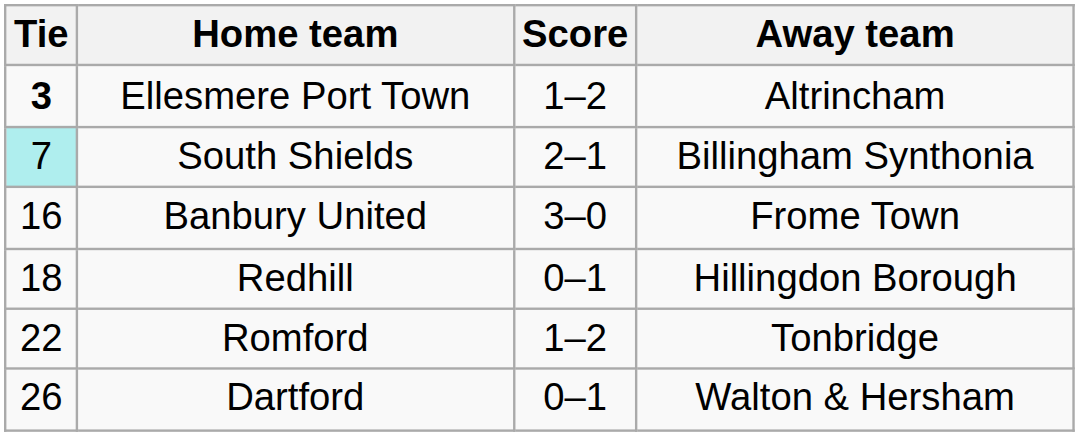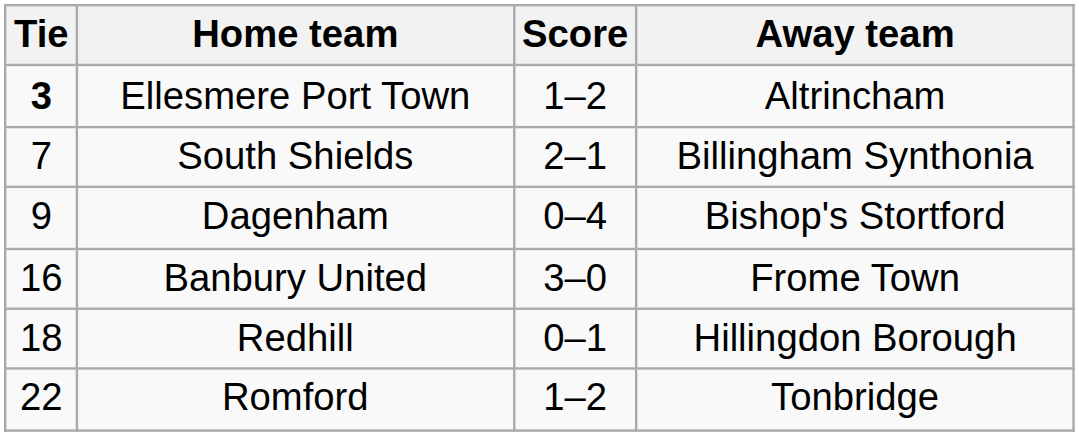(41, 156) paleturquoise background -> (41, 156) no background
+ row: (295, 216)
- row: (295, 398)
